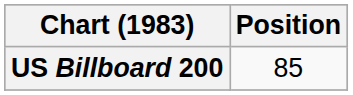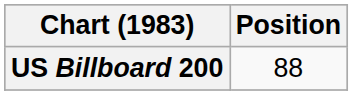(288, 68) 85 -> (288, 68) 88
